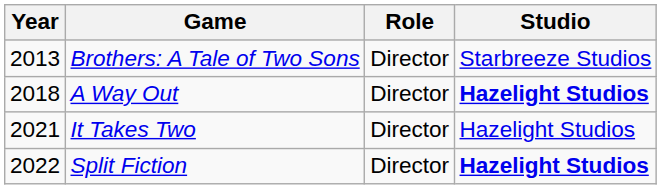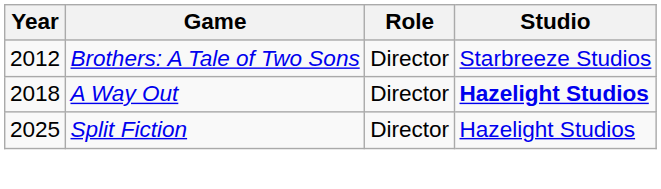(35, 58) 2013 -> (35, 58) 2012
- row: (133, 129)
(35, 165) 2022 -> (35, 129) 2025
(554, 165) bold -> (547, 129) normal
